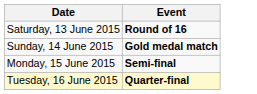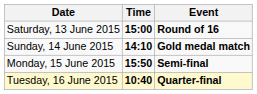+ column: (138, 13)
